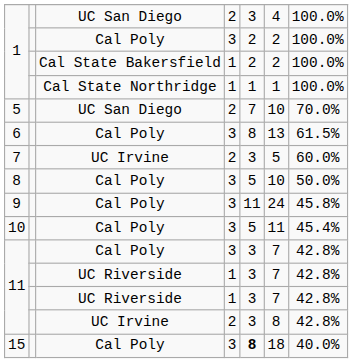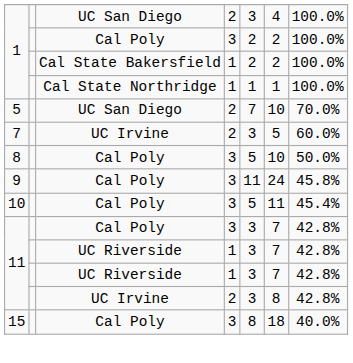- row: (17, 134)
(252, 346) bold -> (252, 322) normal
